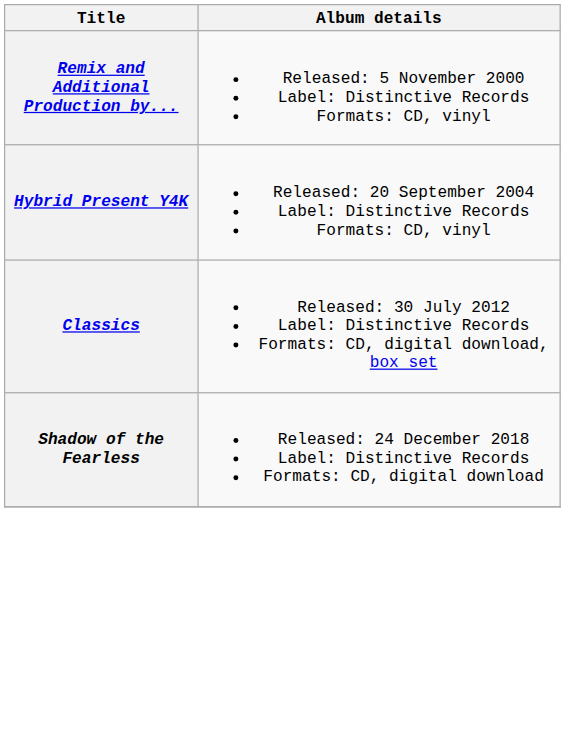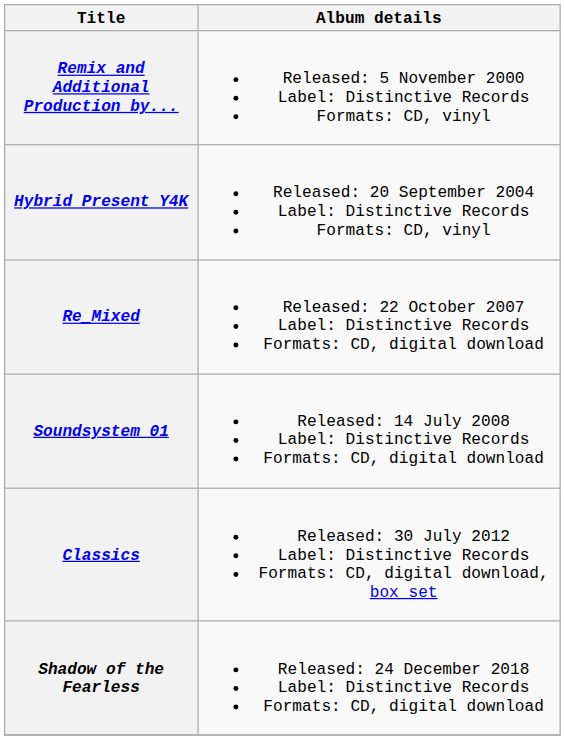+ row: (101, 317)
+ row: (101, 431)
